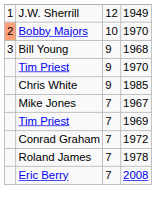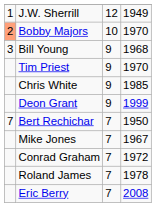+ row: (48, 103)
+ row: (56, 121)
- row: (44, 121)
